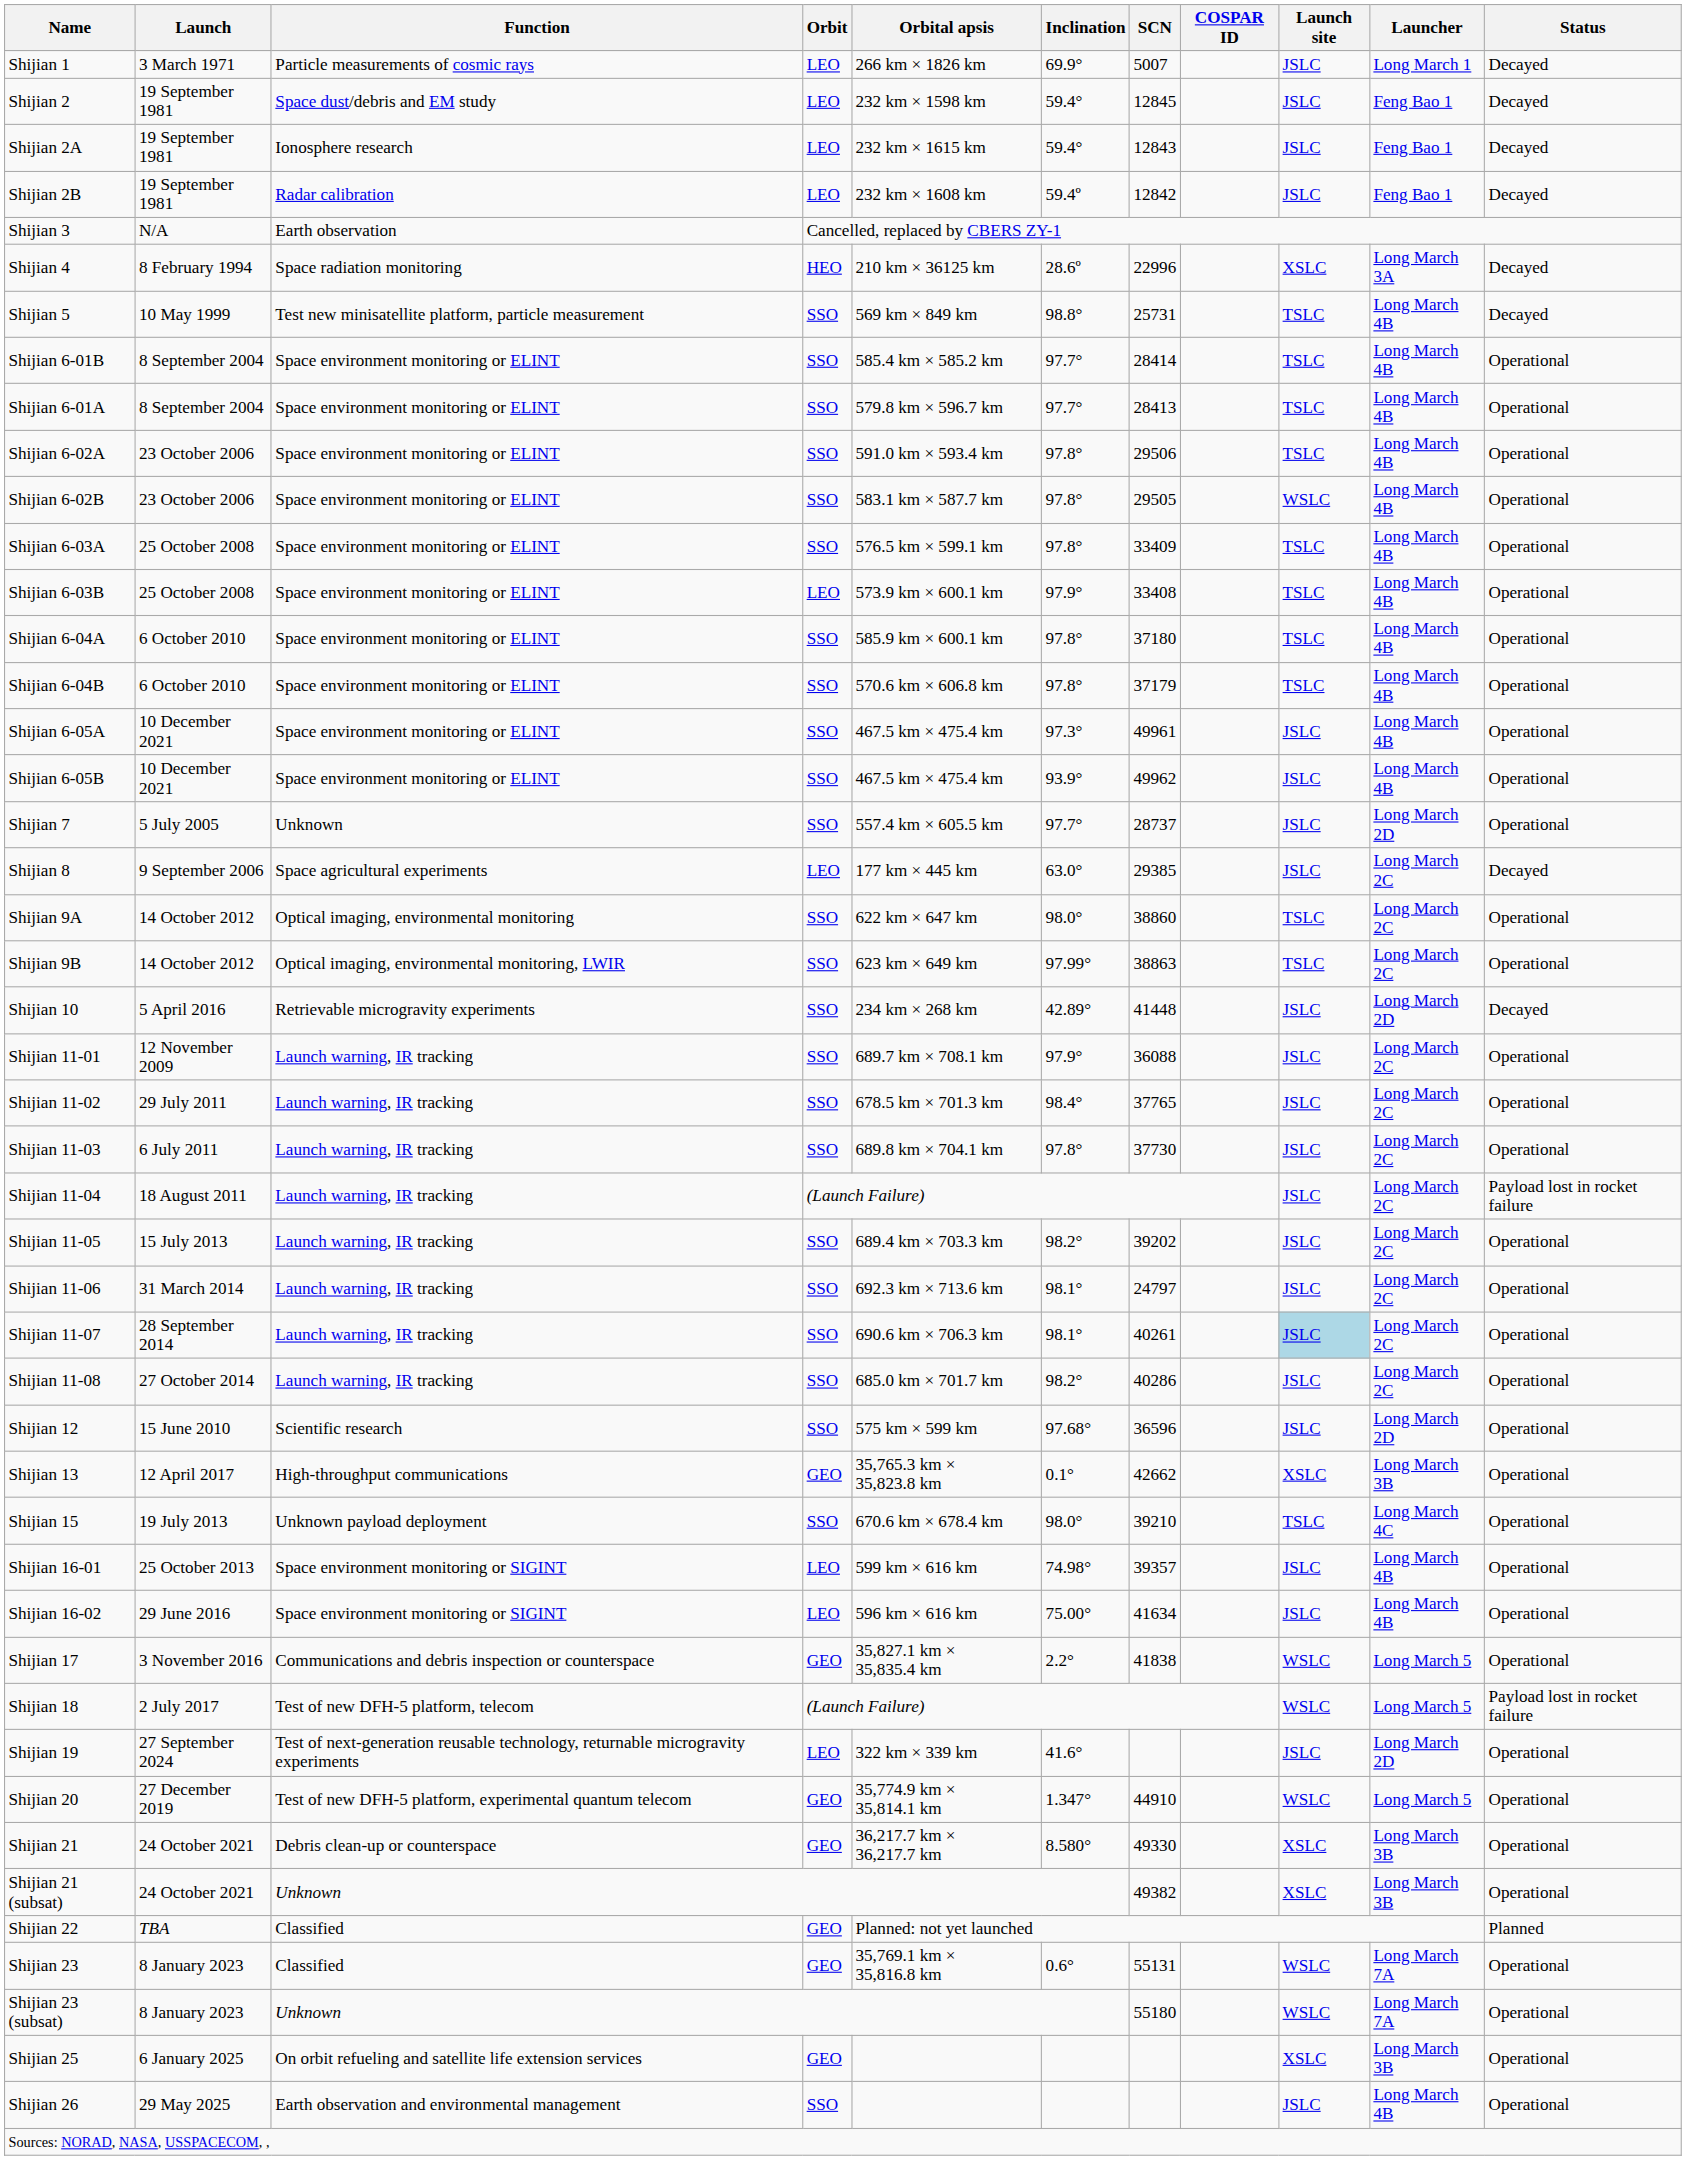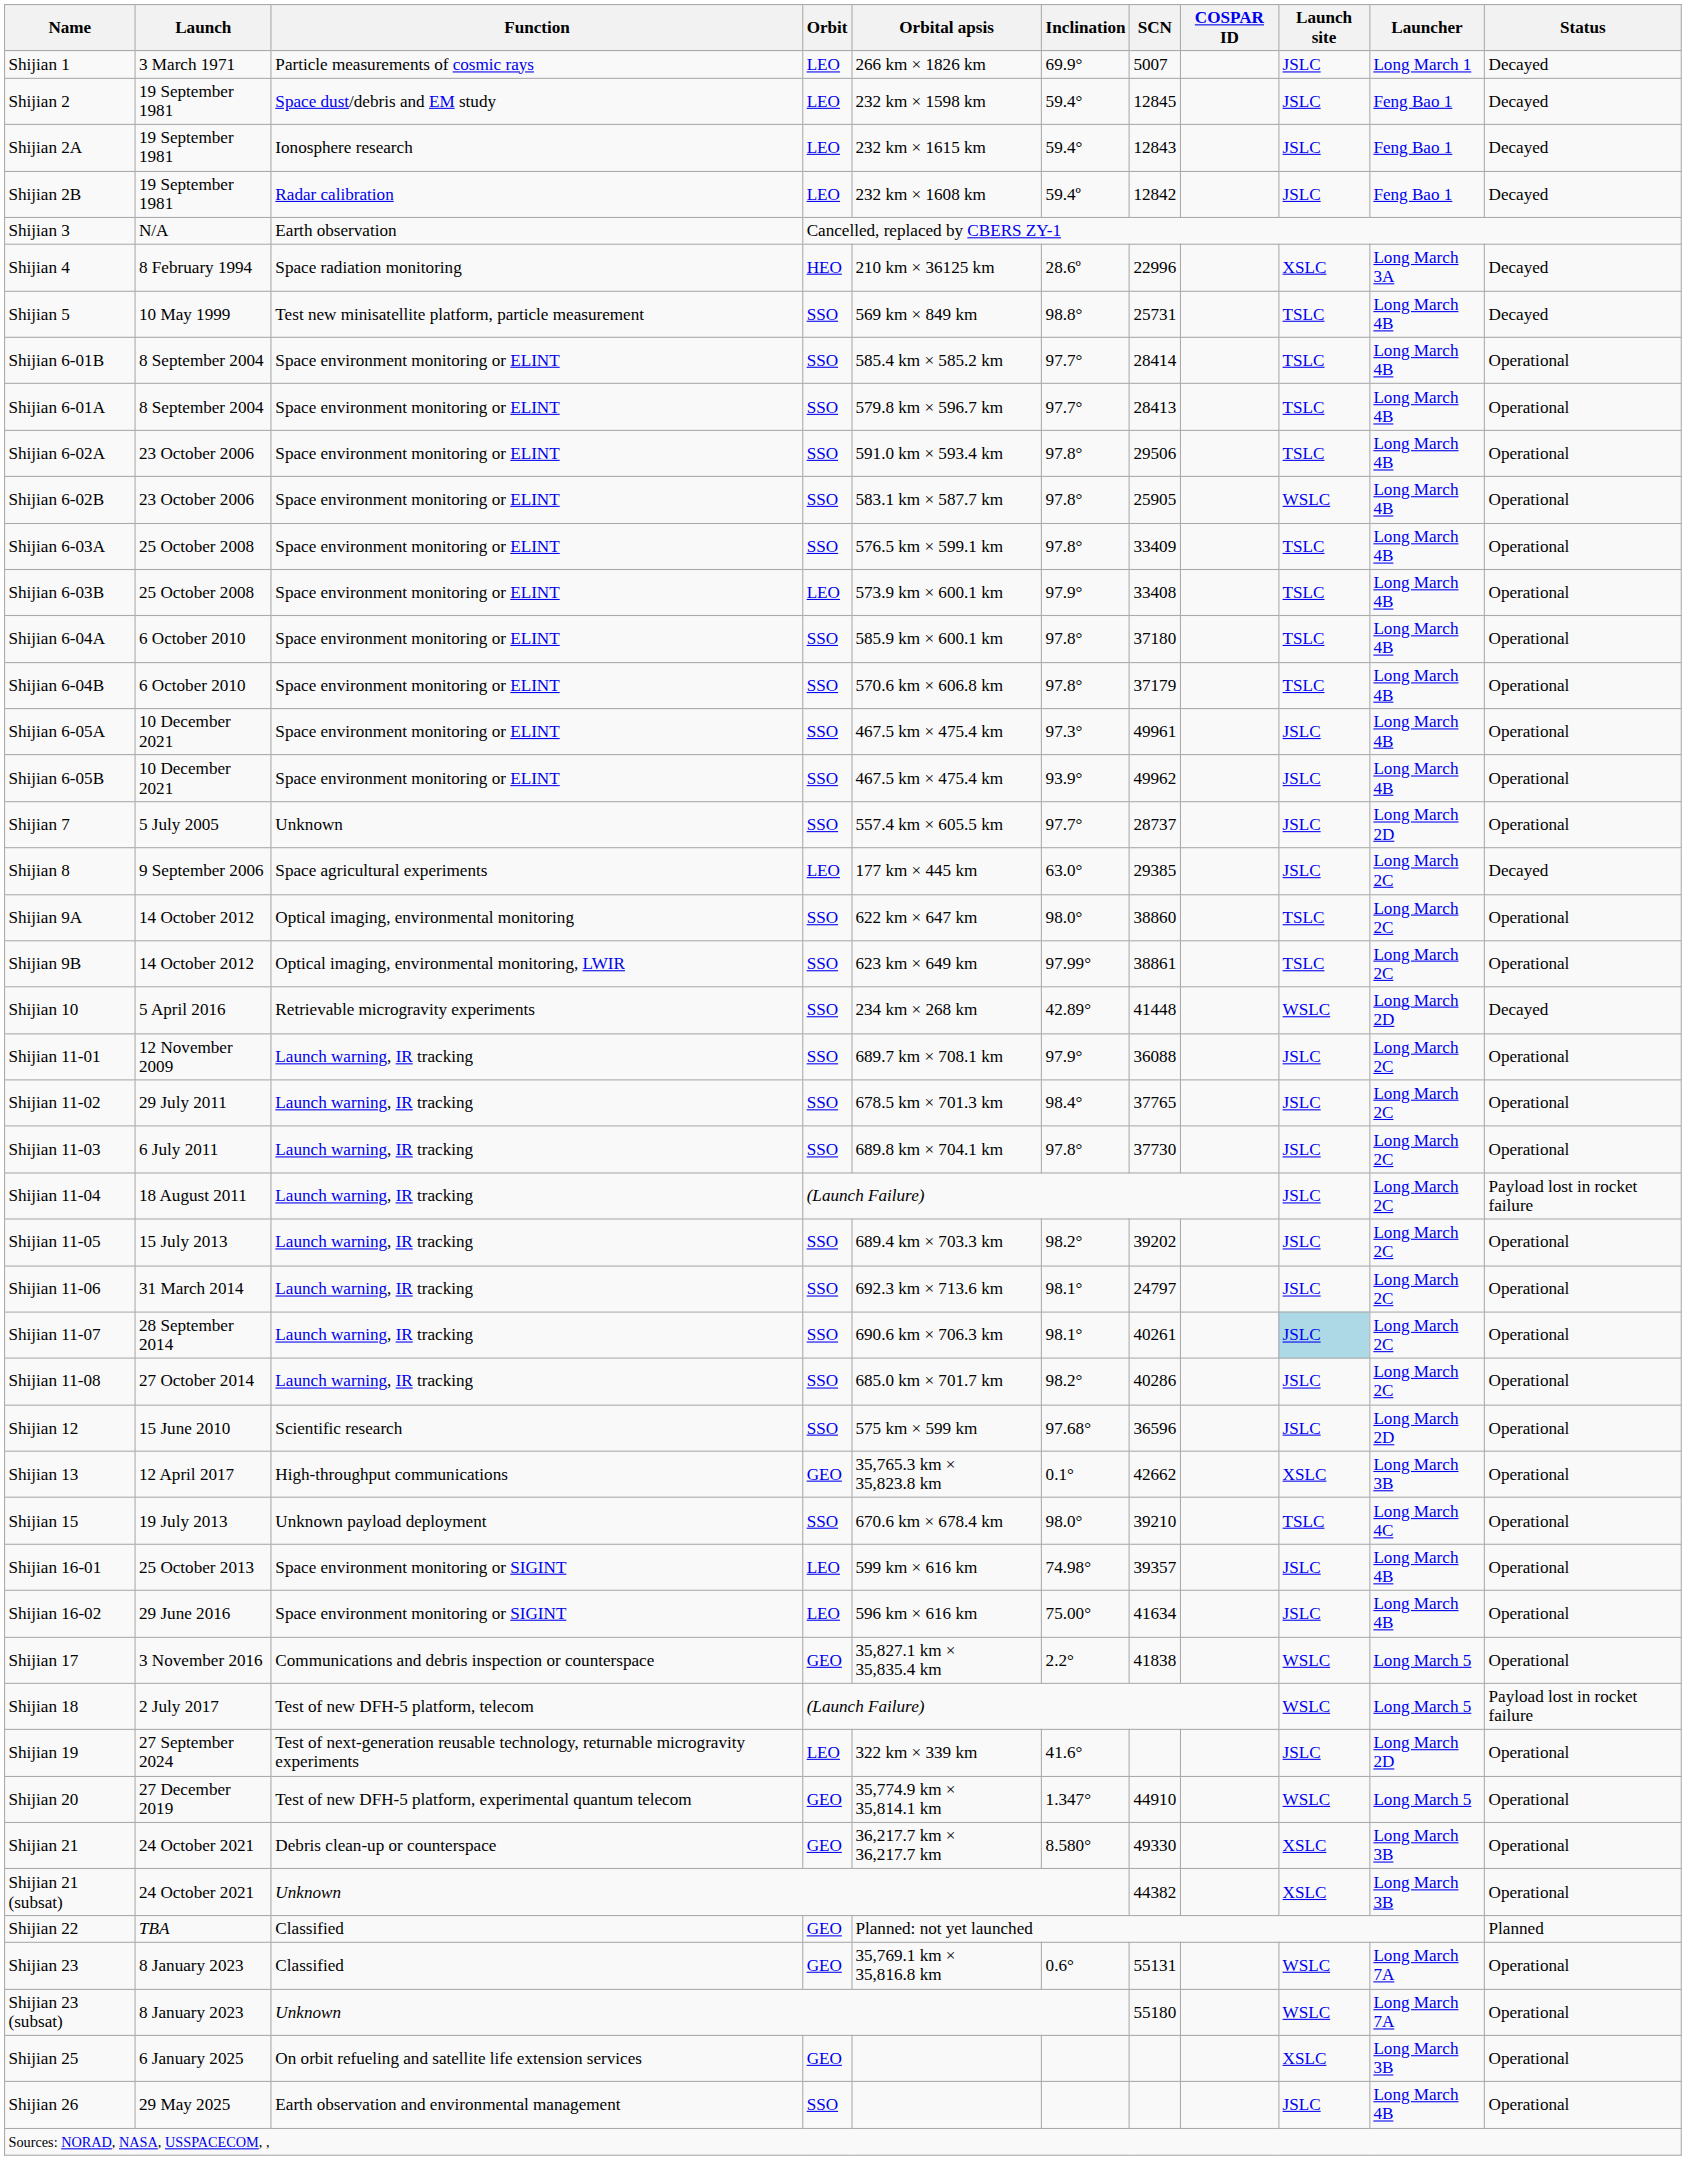(1155, 499) 29505 -> (1155, 499) 25905
(1155, 963) 38863 -> (1155, 963) 38861
(1302, 1010) JSLC -> (1306, 1010) WSLC
(1155, 1892) 49382 -> (1155, 1892) 44382
